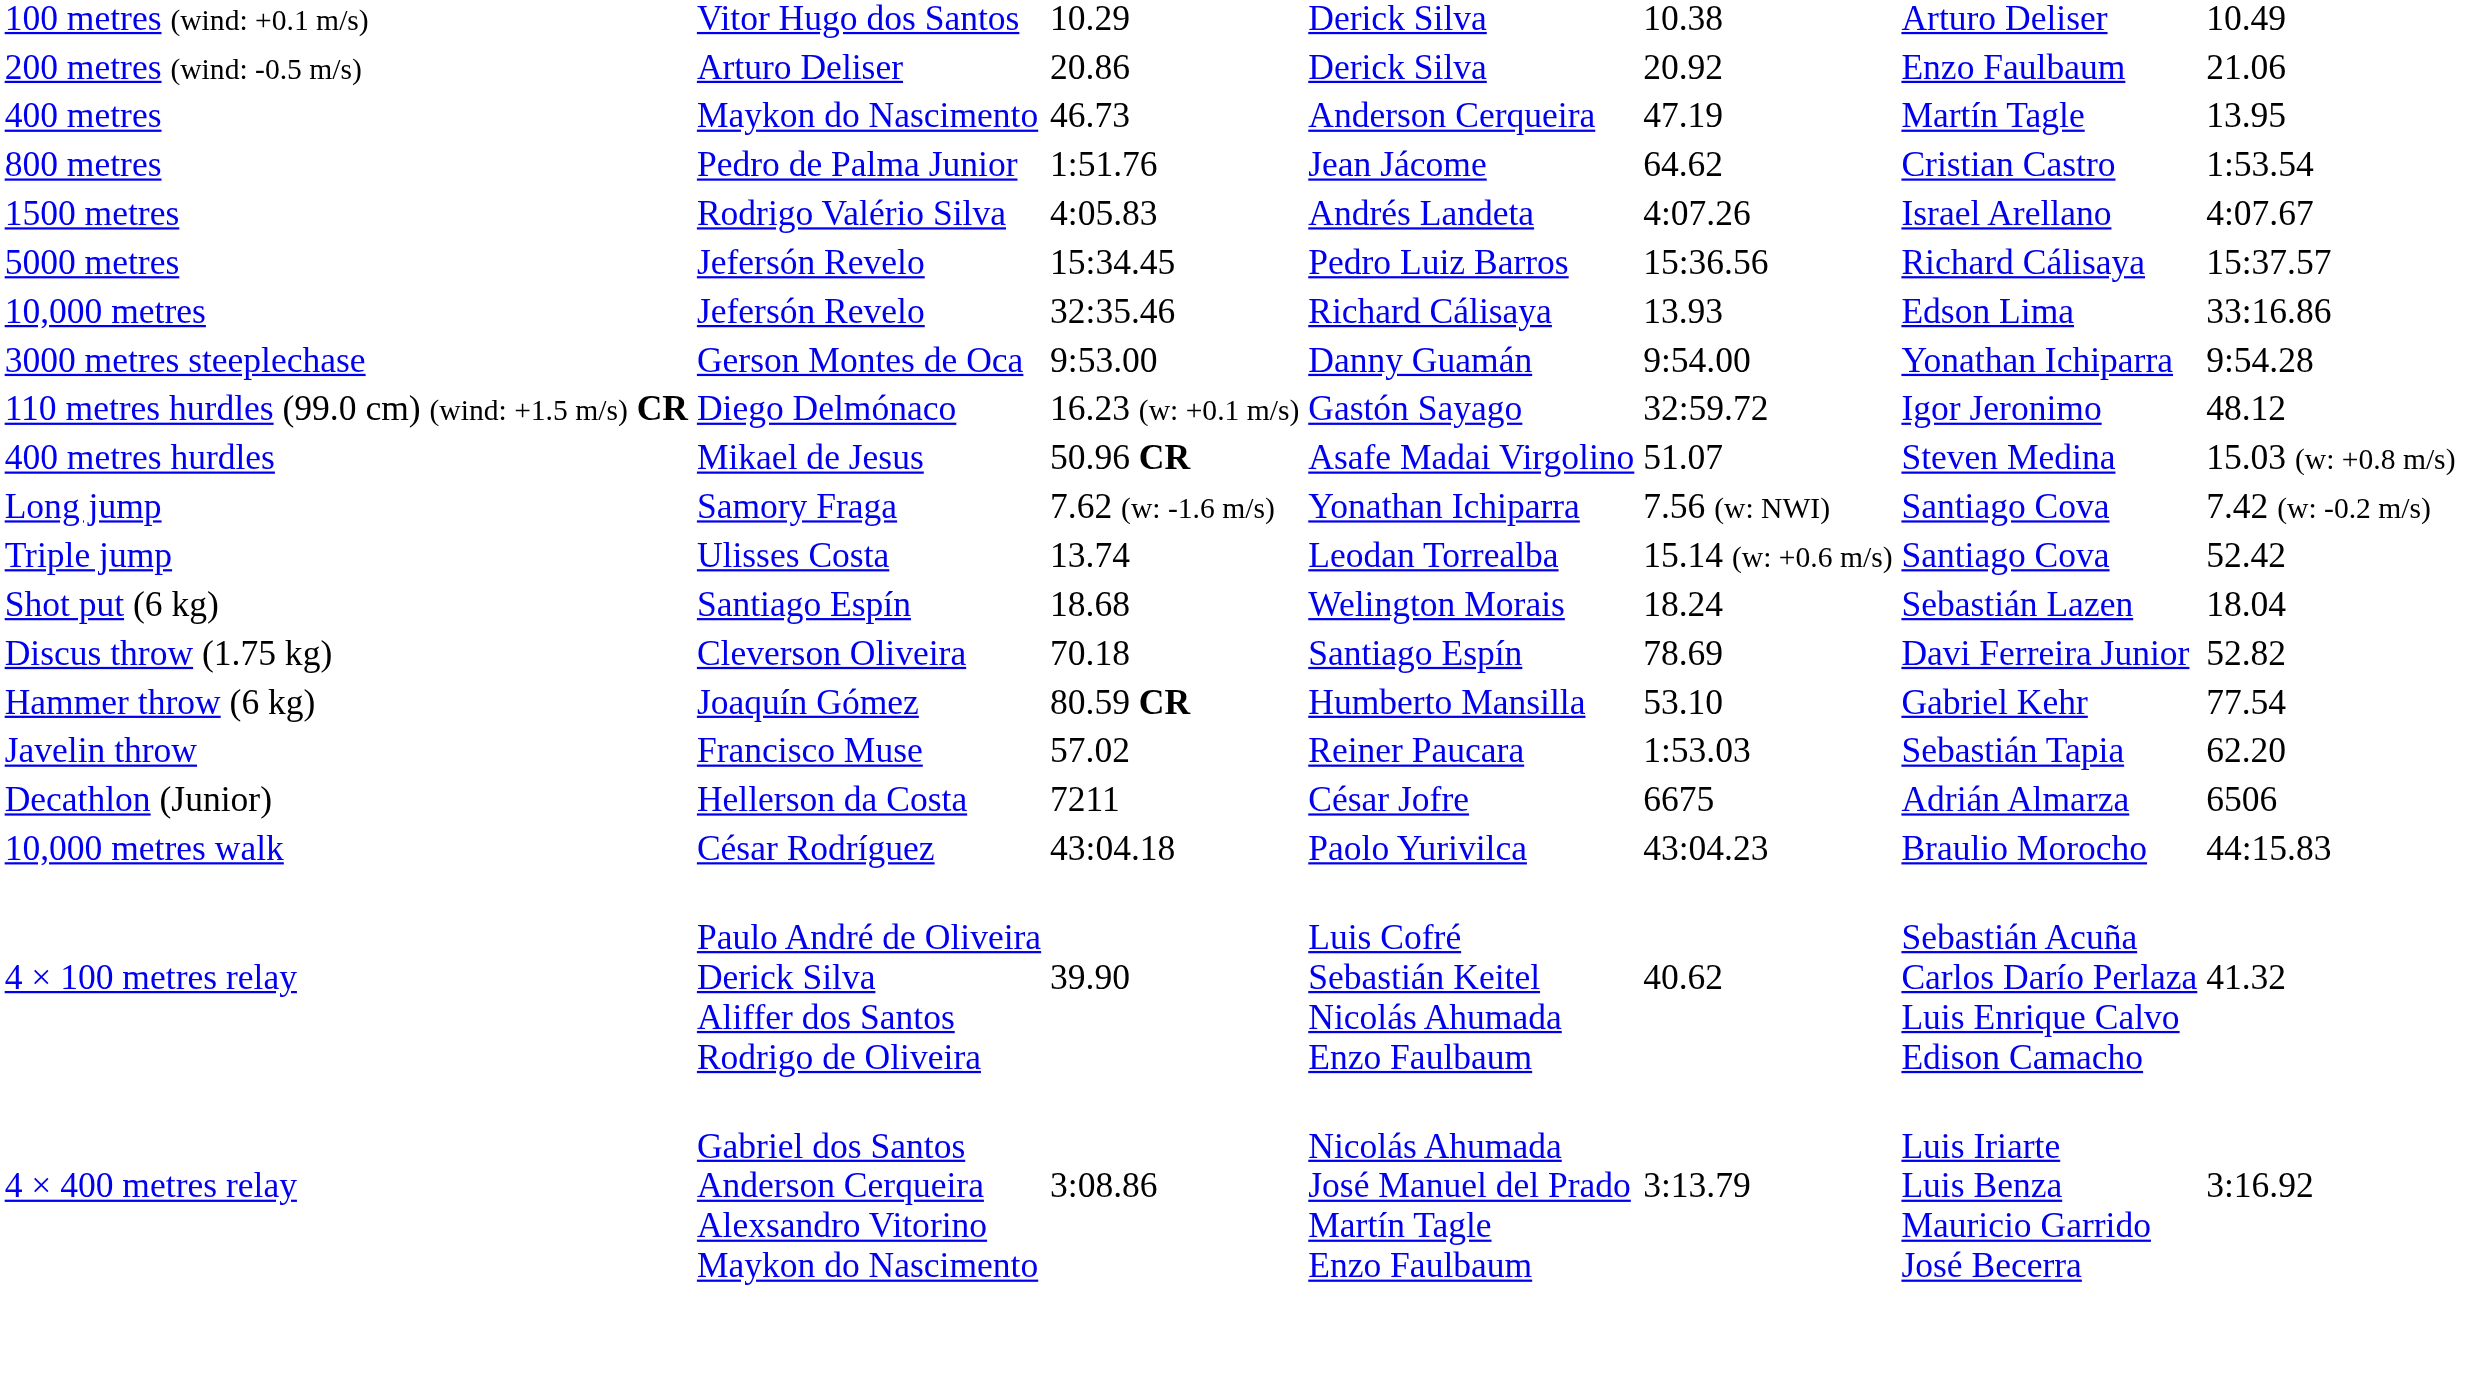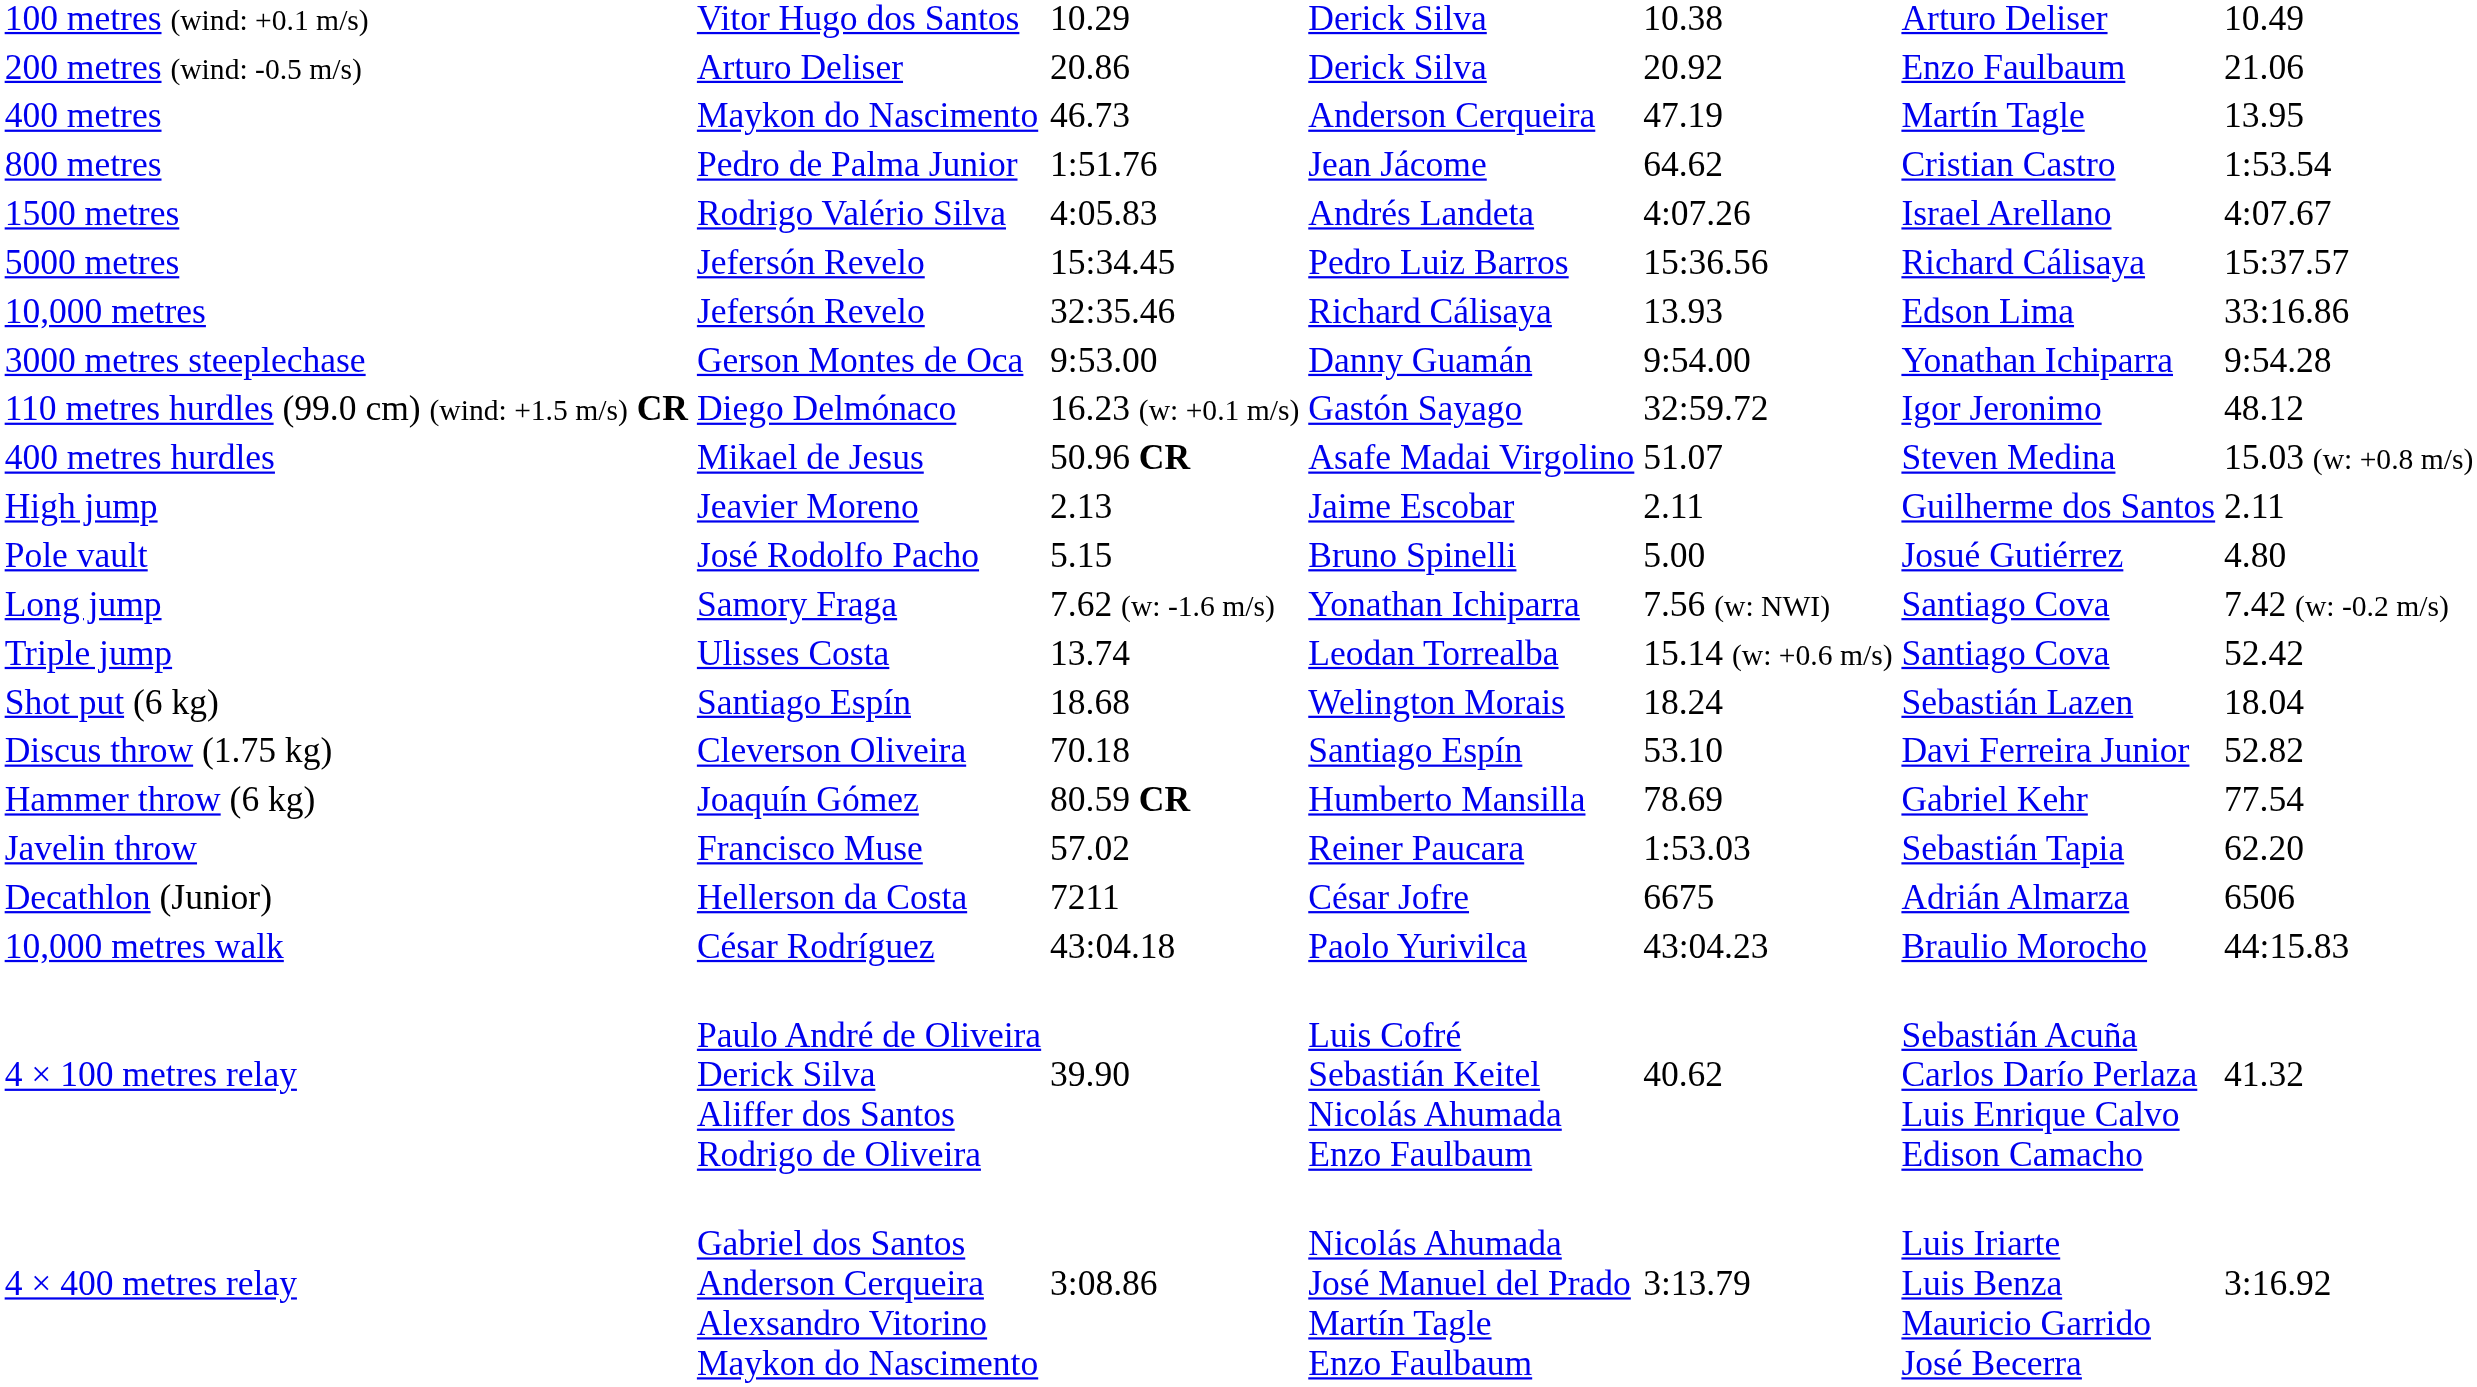+ row: (81, 506)
+ row: (76, 555)
(1683, 652) 78.69 -> (1683, 750) 53.10
(1683, 701) 53.10 -> (1683, 799) 78.69
